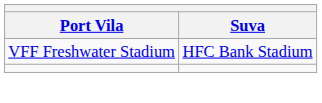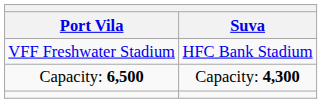+ row: (92, 77)
